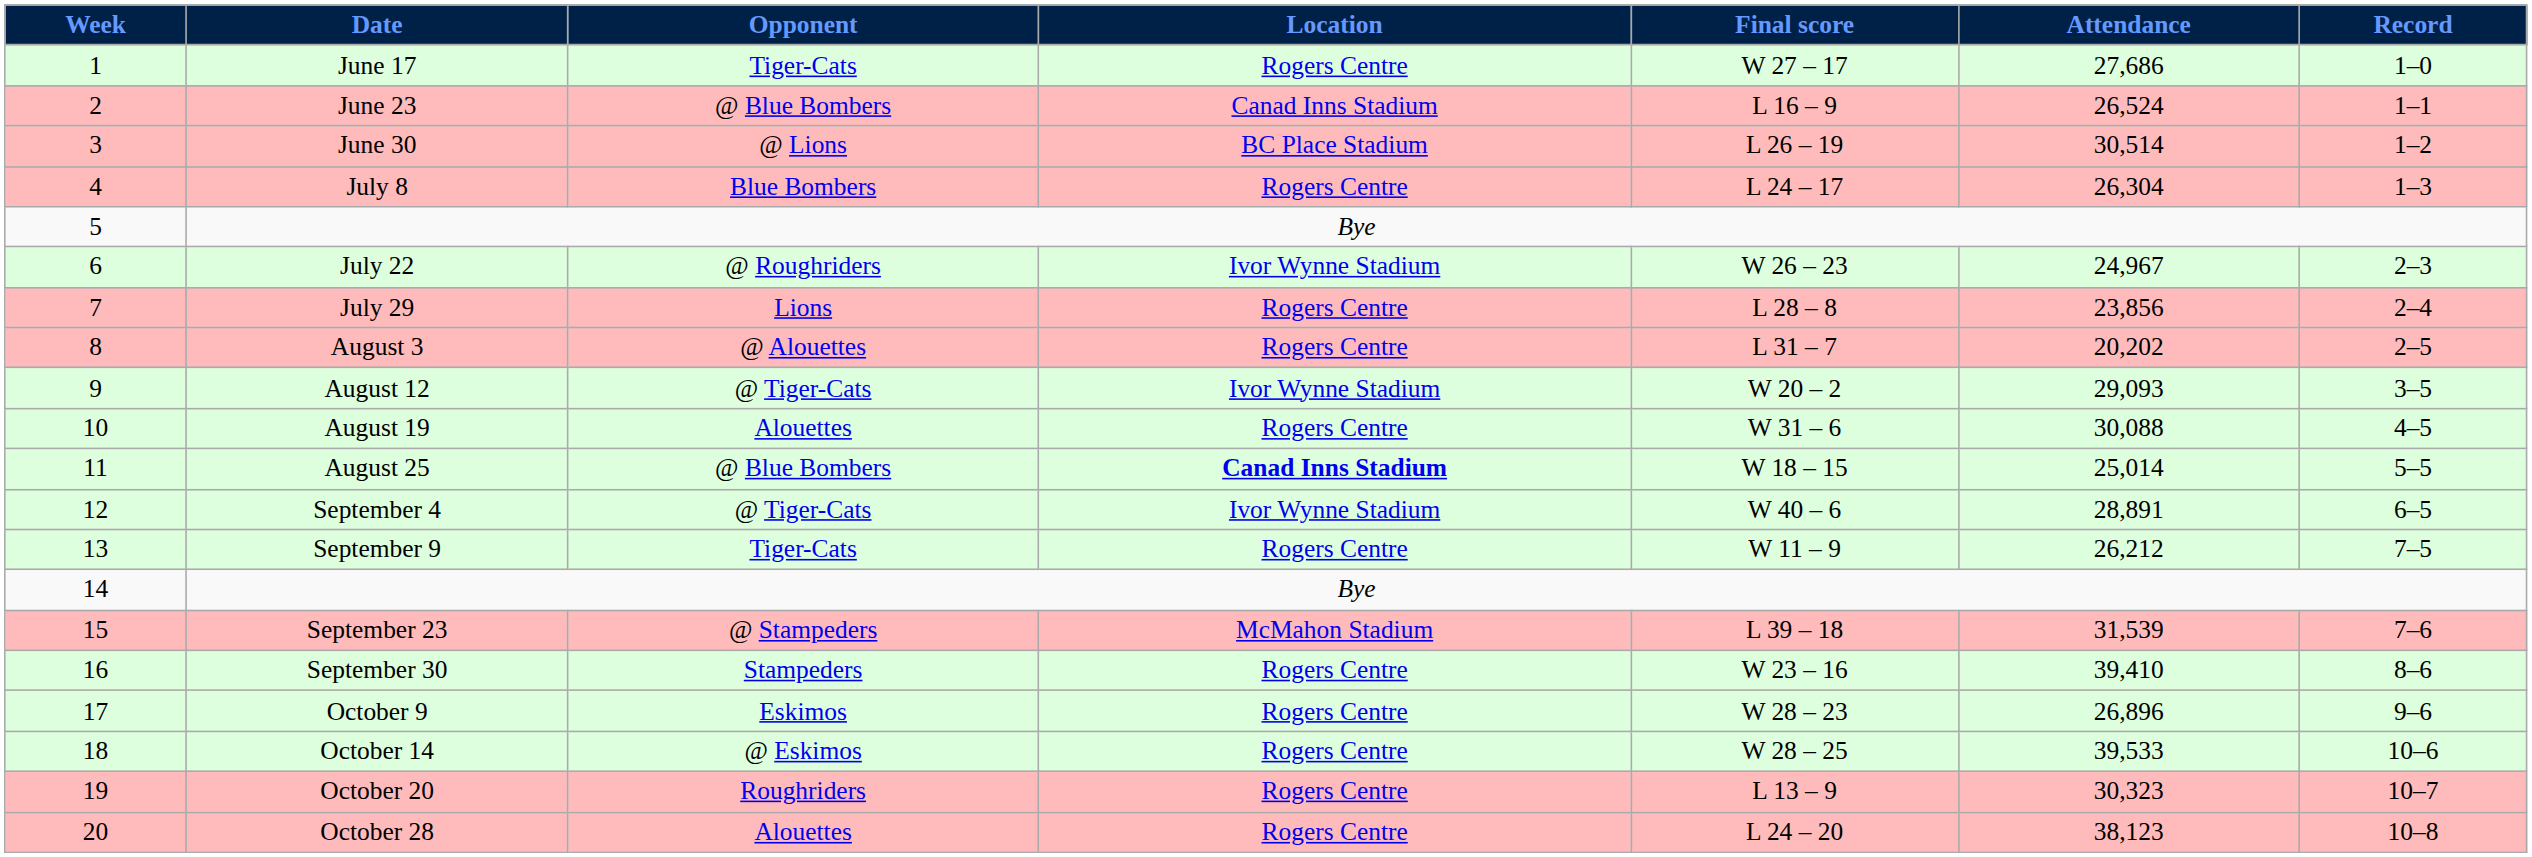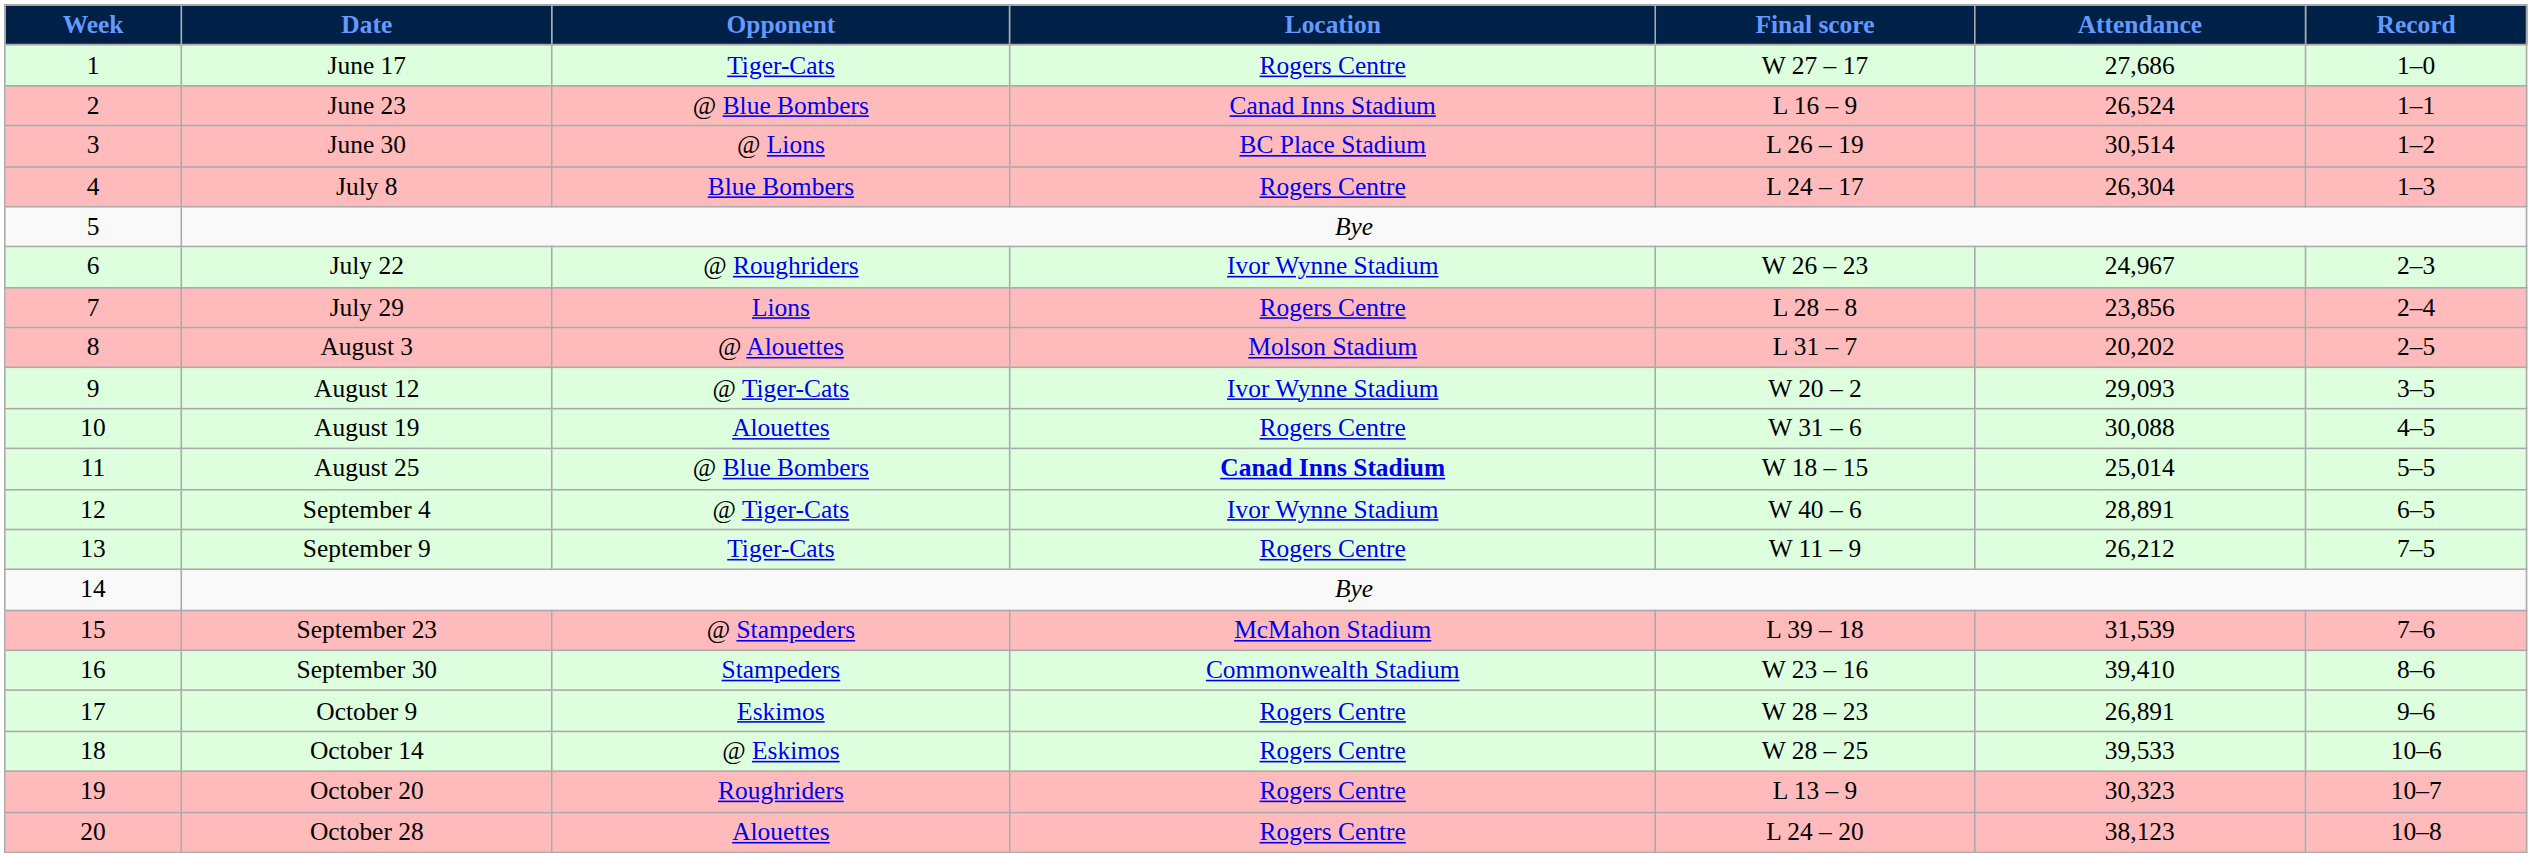(1335, 347) Rogers Centre -> (1333, 347) Molson Stadium
(1335, 670) Rogers Centre -> (1333, 670) Commonwealth Stadium
(2129, 710) 26,896 -> (2140, 710) 26,891
